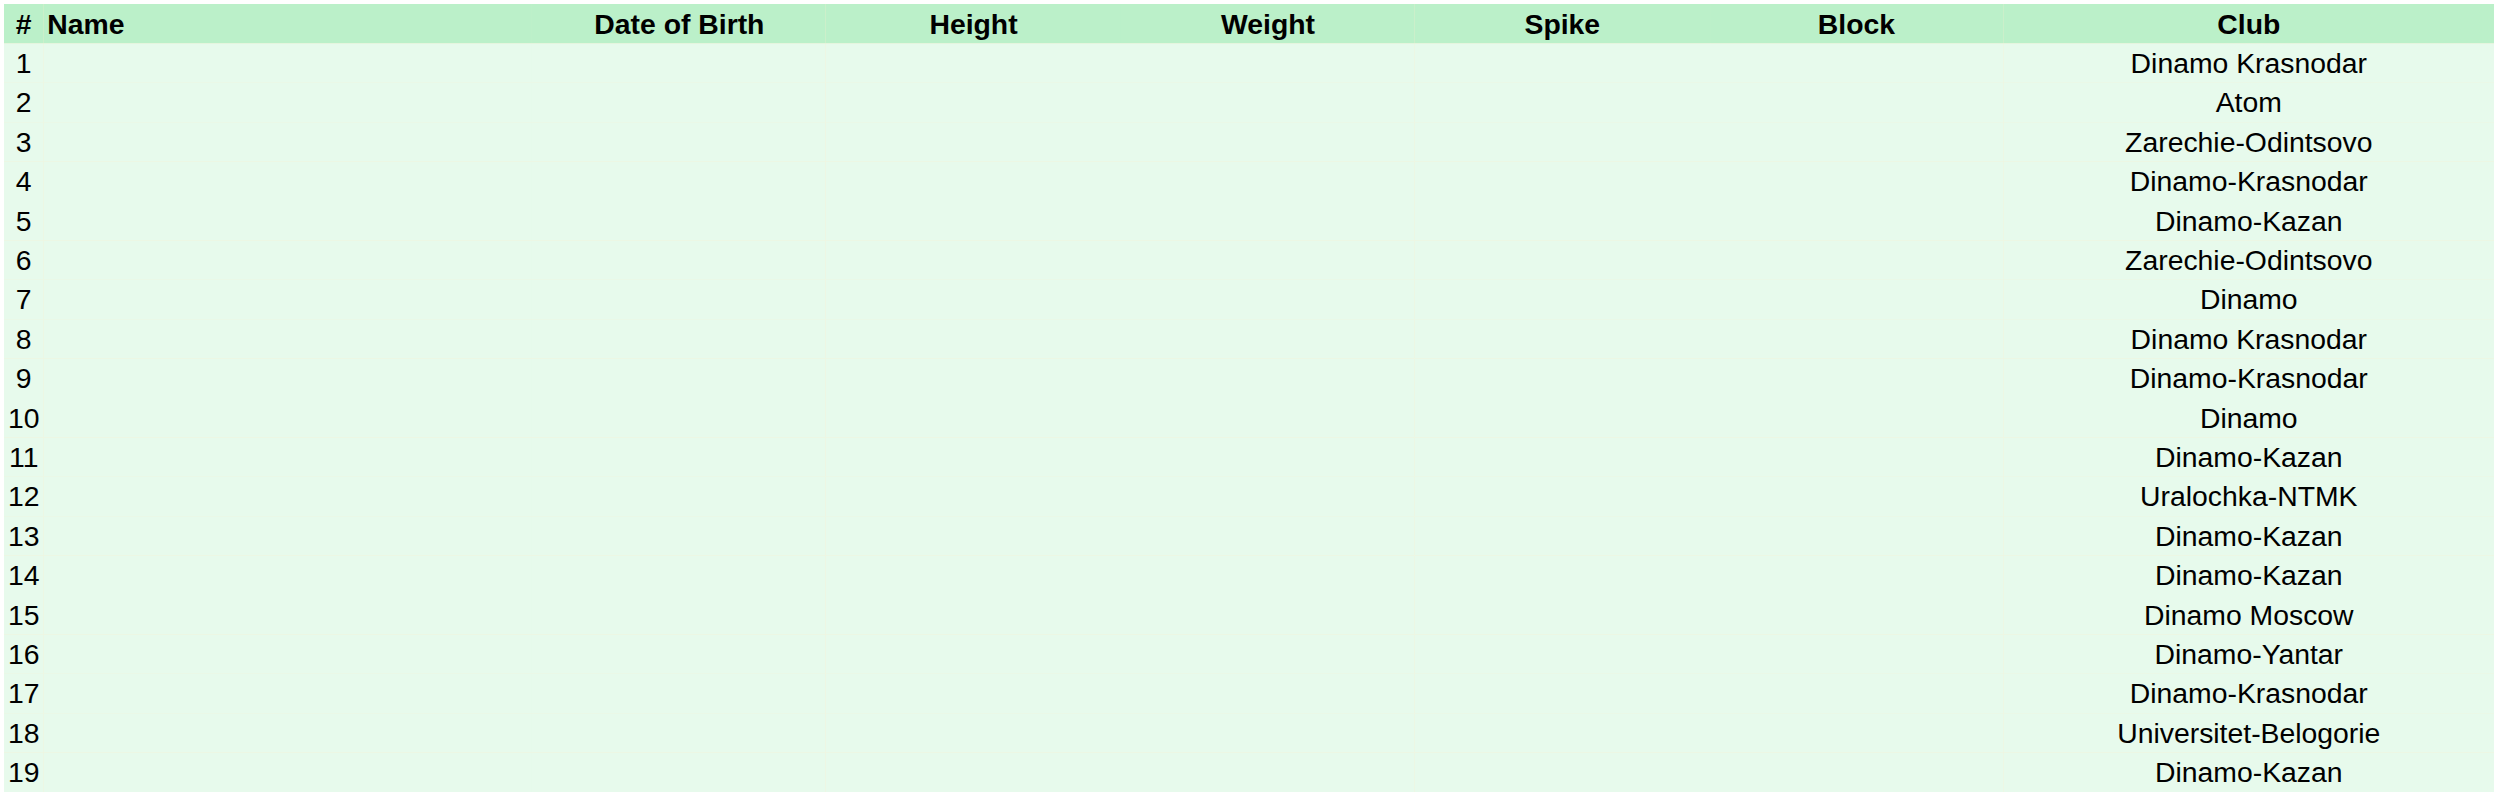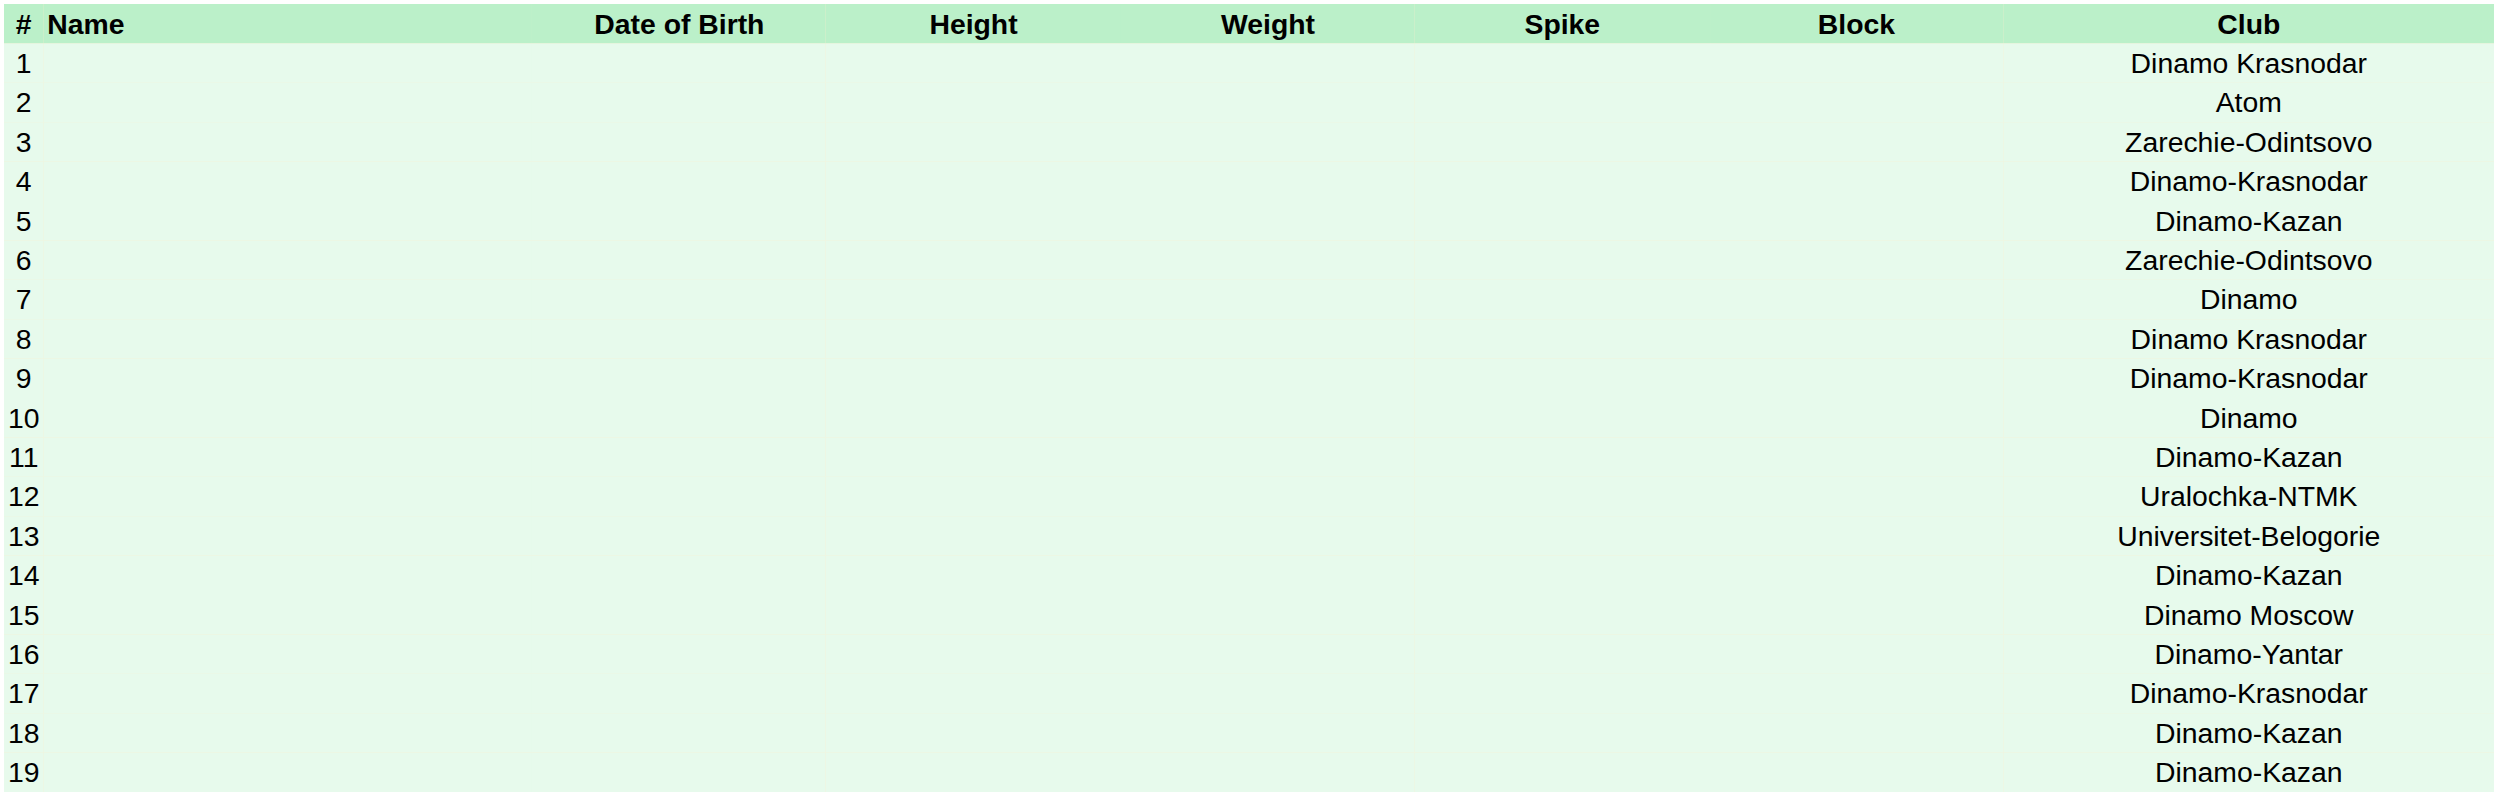(2249, 536) Dinamo-Kazan -> (2249, 536) Universitet-Belogorie
(2249, 733) Universitet-Belogorie -> (2249, 733) Dinamo-Kazan
